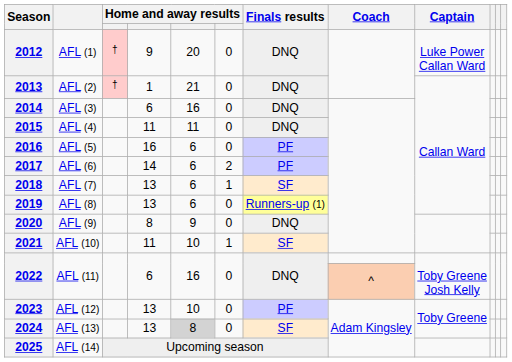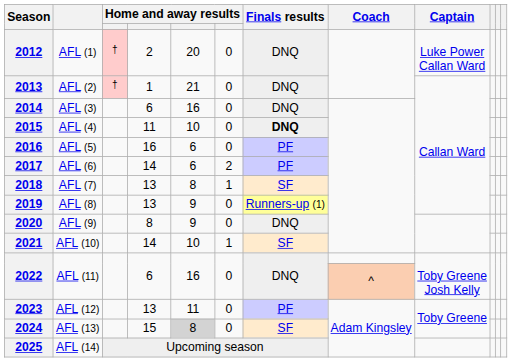(149, 52) 9 -> (149, 52) 2
(193, 127) 11 -> (193, 127) 10
(285, 127) normal -> (285, 127) bold
(193, 185) 6 -> (193, 185) 8
(193, 204) 6 -> (193, 204) 9
(149, 243) 11 -> (149, 243) 14
(193, 309) 10 -> (193, 309) 11
(149, 328) 13 -> (149, 328) 15
